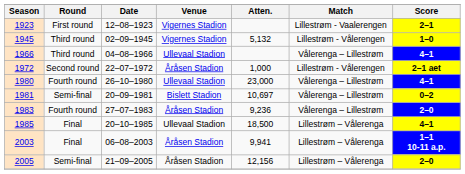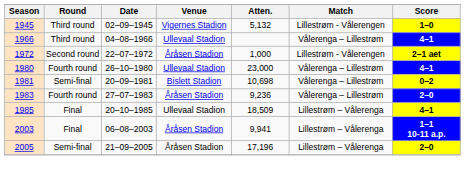- row: (24, 25)
(260, 96) 10,697 -> (260, 82) 10,698
(260, 124) 18,500 -> (260, 110) 18,509
(260, 162) 12,156 -> (260, 148) 17,196
